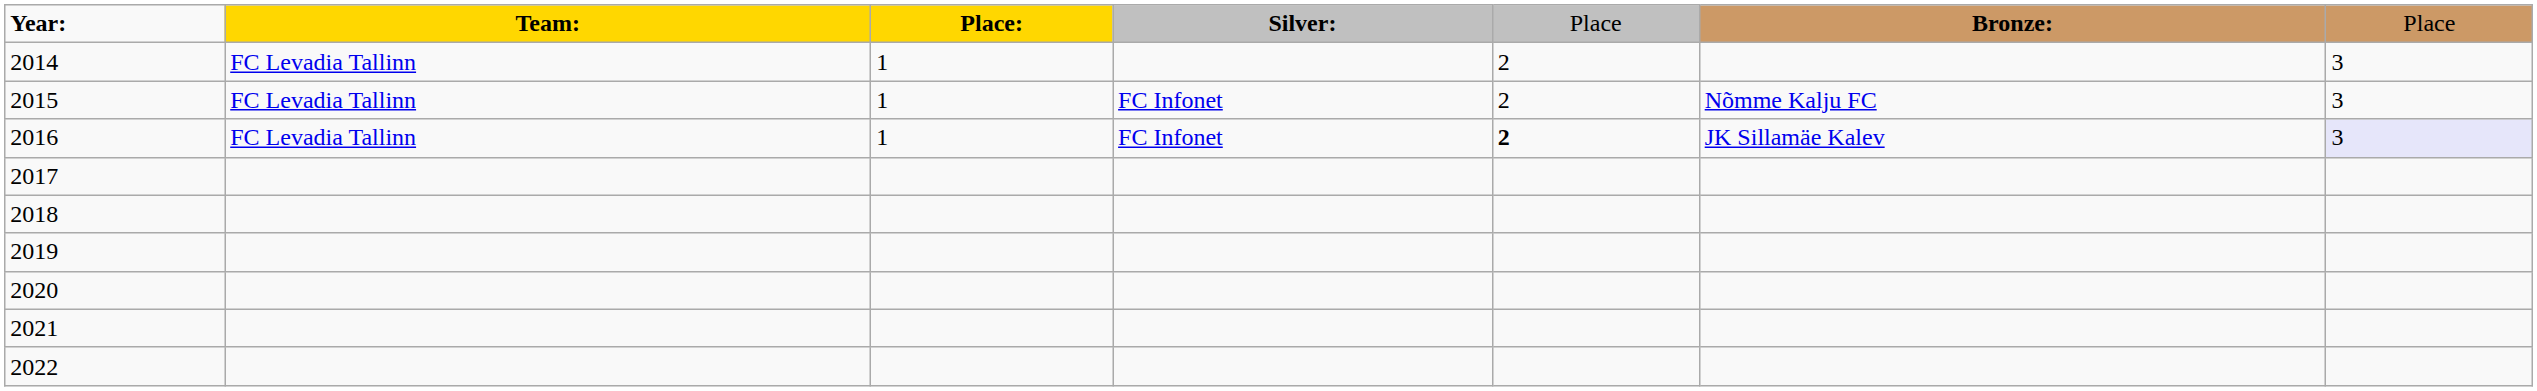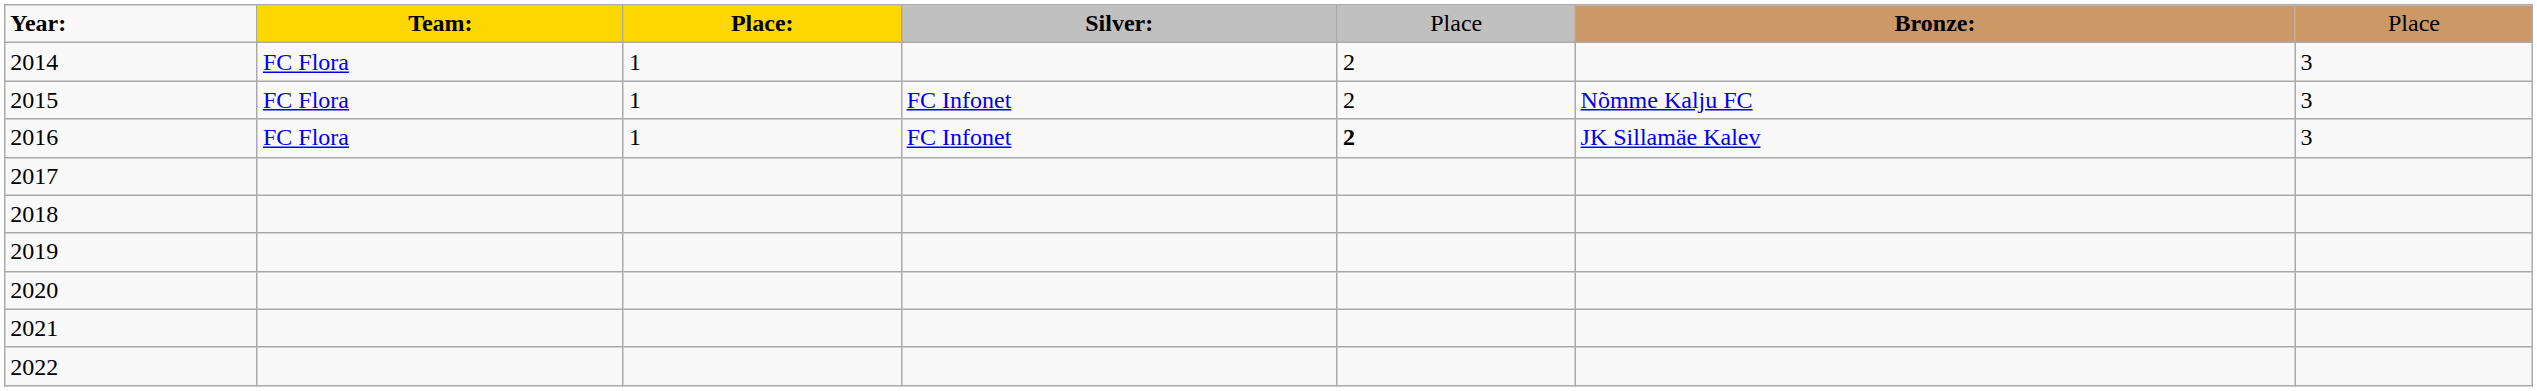(323, 61) FC Levadia Tallinn -> (306, 61) FC Flora
(323, 99) FC Levadia Tallinn -> (306, 99) FC Flora
(323, 137) FC Levadia Tallinn -> (306, 137) FC Flora
(2337, 137) lavender background -> (2307, 137) no background
